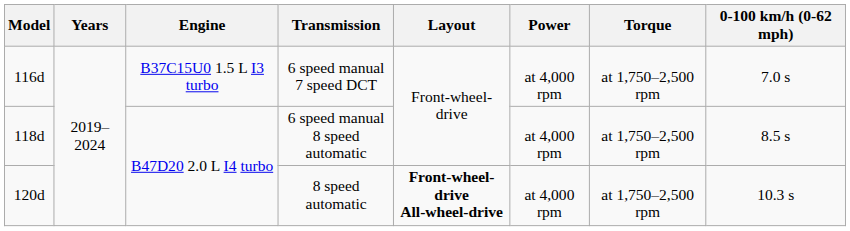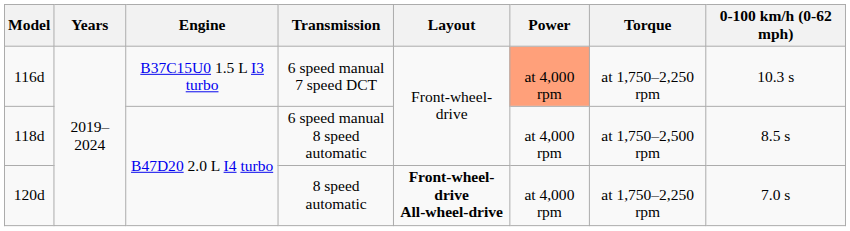(549, 85) no background -> (549, 85) lightsalmon background
(648, 85) at 1,750–2,500 rpm -> (648, 85) at 1,750–2,250 rpm
(776, 76) 7.0 s -> (776, 76) 10.3 s
(648, 204) at 1,750–2,500 rpm -> (648, 204) at 1,750–2,250 rpm
(776, 195) 10.3 s -> (776, 195) 7.0 s
